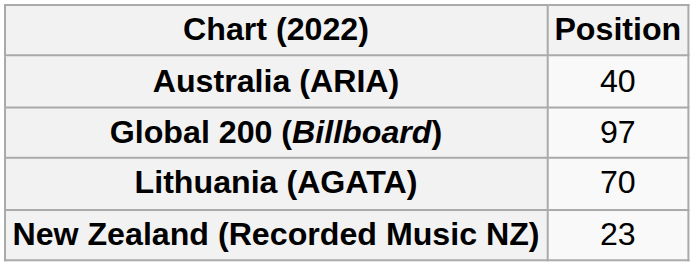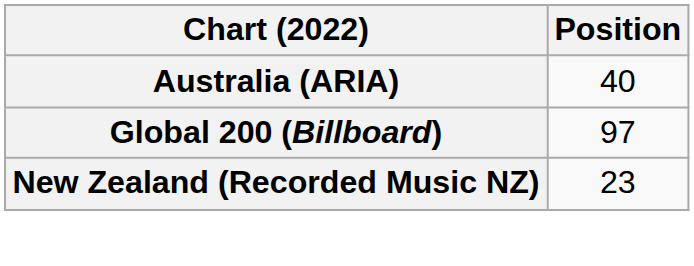- row: (276, 183)
